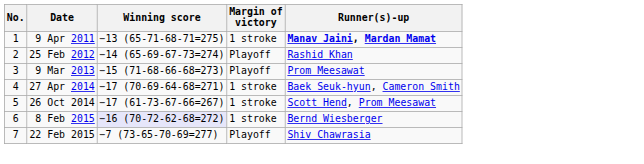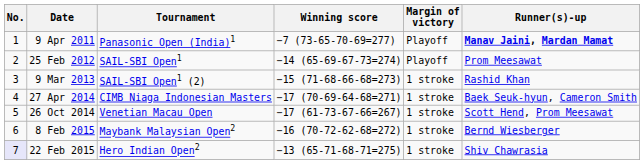+ column: (186, 18)
(162, 40) −13 (65-71-68-71=275) -> (336, 42) −7 (73-65-70-69=277)
(253, 40) 1 stroke -> (427, 42) Playoff
(320, 56) Rashid Khan -> (503, 61) Prom Meesawat
(250, 72) Playoff -> (430, 80) 1 stroke
(326, 72) Prom Meesawat -> (497, 80) Rashid Khan
(162, 120) lavender background -> (339, 131) no background
(16, 136) no background -> (16, 150) lavender background
(159, 136) −7 (73-65-70-69=277) -> (339, 150) −13 (65-71-68-71=275)
(250, 136) Playoff -> (430, 150) 1 stroke
